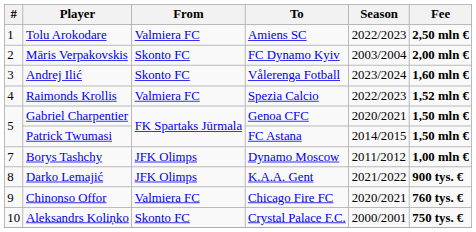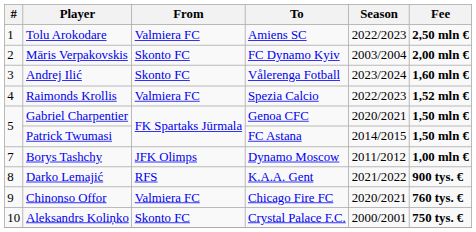(166, 177) JFK Olimps -> (146, 177) RFS
